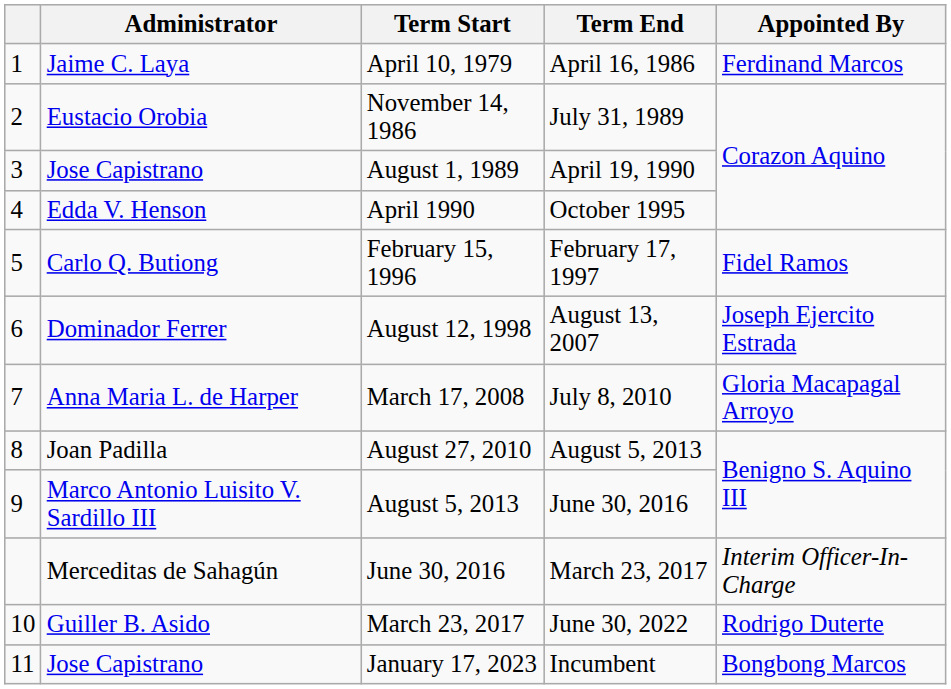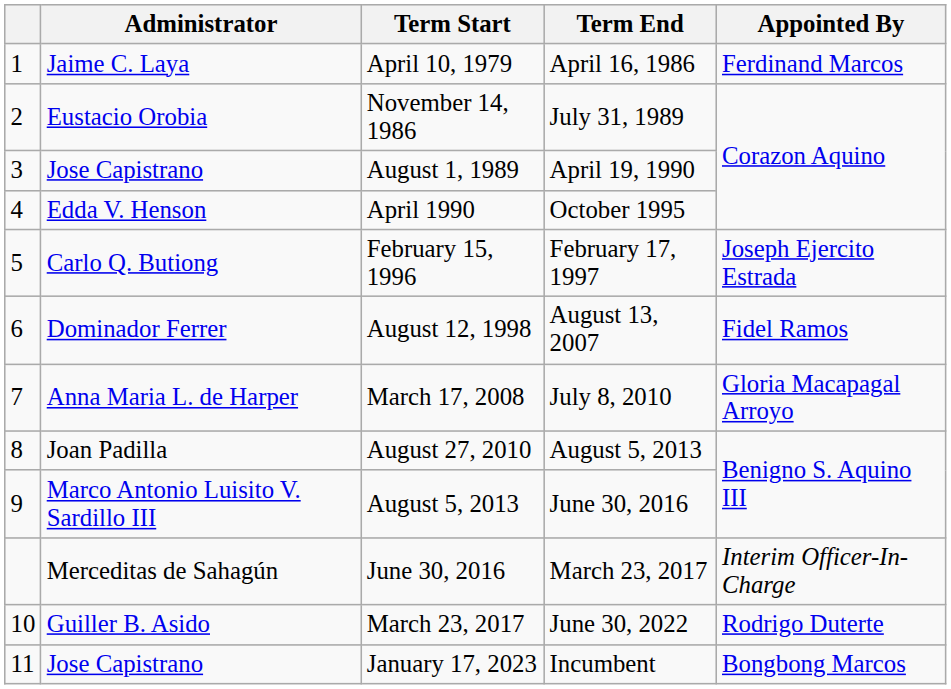(785, 262) Fidel Ramos -> (798, 262) Joseph Ejercito Estrada
(798, 329) Joseph Ejercito Estrada -> (785, 329) Fidel Ramos
